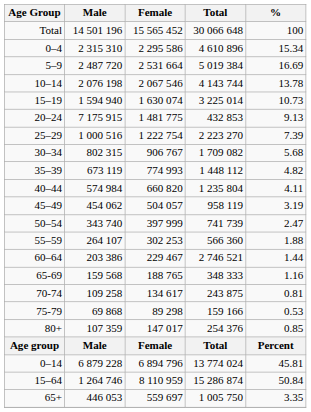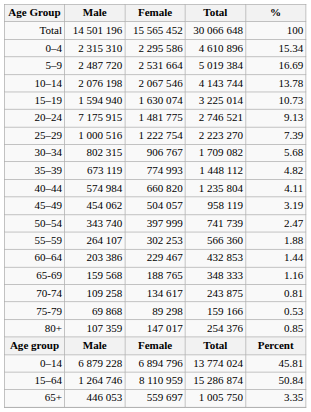(225, 118) 432 853 -> (221, 118) 2 746 521
(221, 258) 2 746 521 -> (225, 258) 432 853
